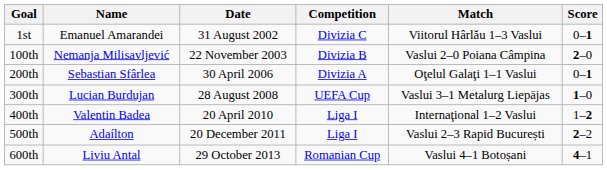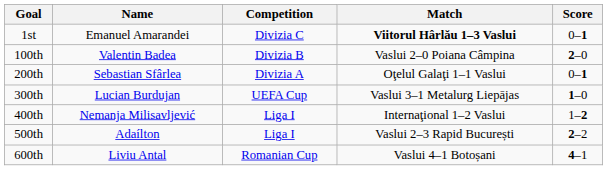- column: (238, 14)
(475, 34) normal -> (445, 34) bold
(112, 54) Nemanja Milisavljević -> (137, 54) Valentin Badea
(112, 114) Valentin Badea -> (137, 114) Nemanja Milisavljević
